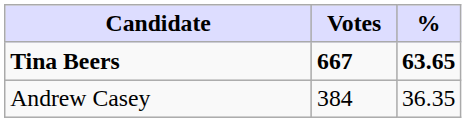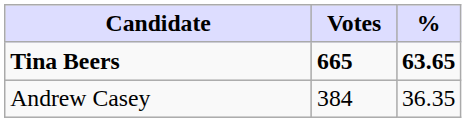(335, 60) 667 -> (335, 60) 665
